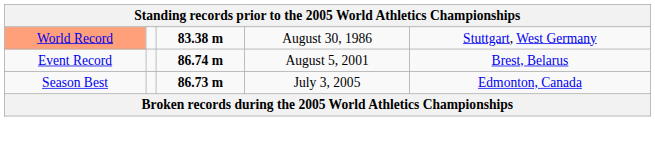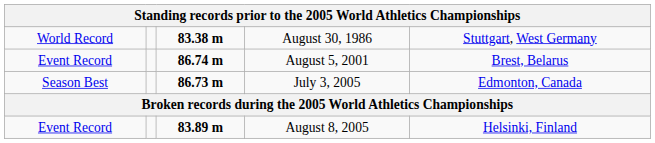(75, 37) lightsalmon background -> (75, 37) no background
+ row: (327, 127)
